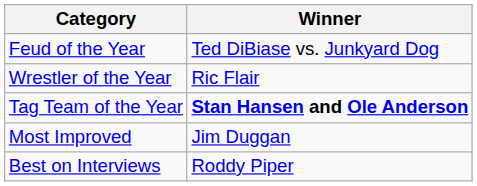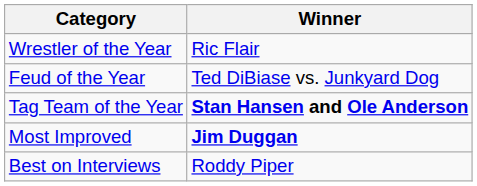rows swapped: (90, 78) <-> (77, 48)
(241, 136) normal -> (245, 136) bold
